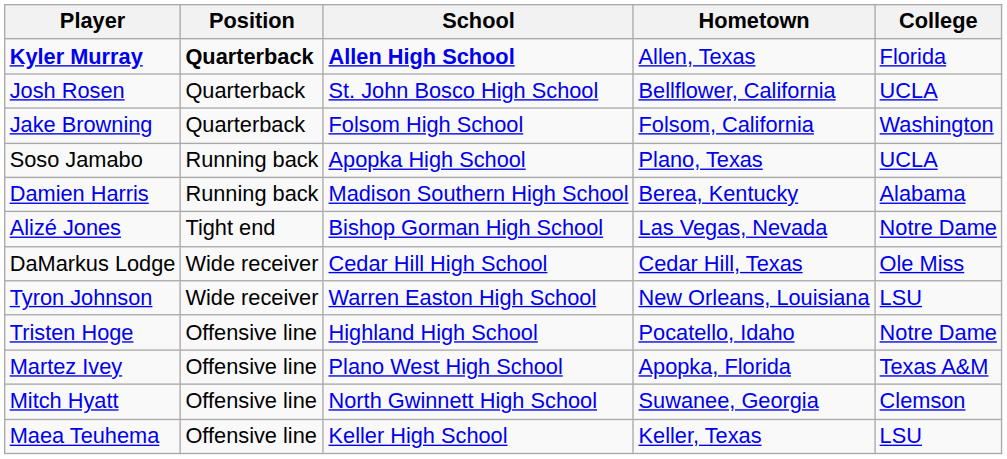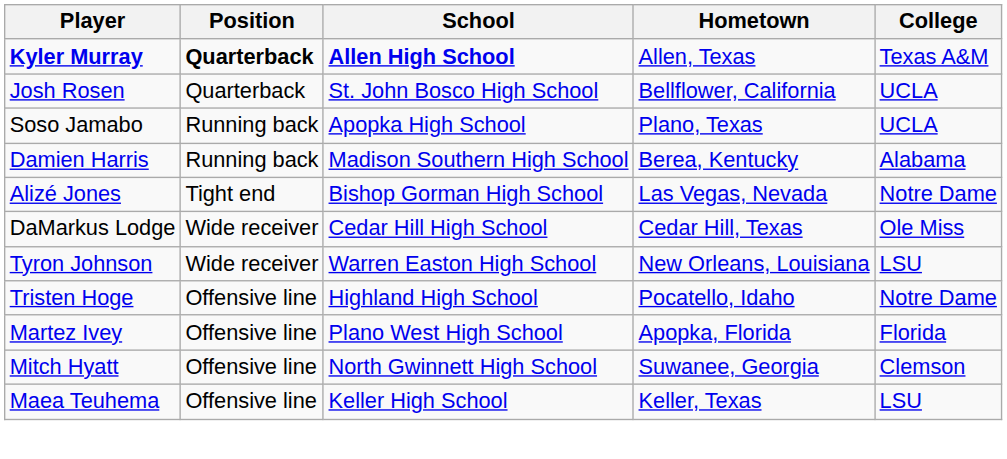(913, 56) Florida -> (934, 56) Texas A&M
- row: (81, 125)
(934, 366) Texas A&M -> (913, 332) Florida
